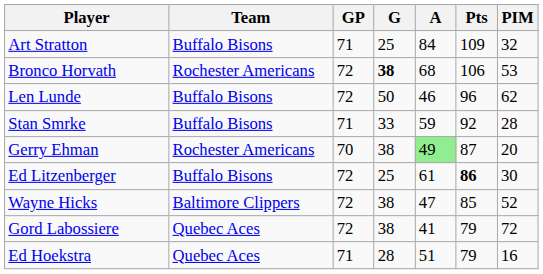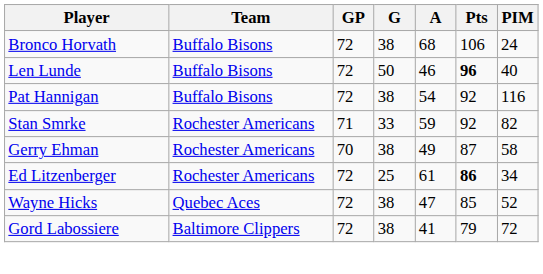- row: (48, 44)
(243, 70) Rochester Americans -> (223, 44) Buffalo Bisons
(386, 70) bold -> (386, 44) normal
(509, 70) 53 -> (509, 44) 24
(468, 96) normal -> (468, 70) bold
(509, 96) 62 -> (509, 70) 40
+ row: (53, 96)
(223, 123) Buffalo Bisons -> (243, 123) Rochester Americans
(509, 123) 28 -> (509, 123) 82
(427, 149) lightgreen background -> (427, 149) no background
(509, 149) 20 -> (509, 149) 58
(223, 176) Buffalo Bisons -> (243, 176) Rochester Americans
(509, 176) 30 -> (509, 176) 34
(236, 202) Baltimore Clippers -> (216, 202) Quebec Aces
(216, 228) Quebec Aces -> (236, 228) Baltimore Clippers
- row: (50, 255)
